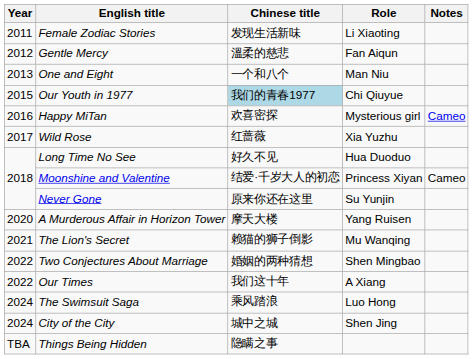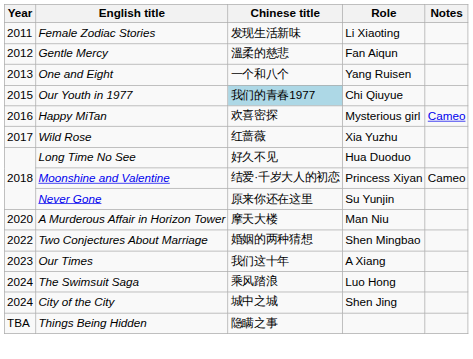(367, 74) Man Niu -> (378, 74) Yang Ruisen
(378, 219) Yang Ruisen -> (367, 219) Man Niu
- row: (84, 240)
(20, 281) 2022 -> (20, 261) 2023
